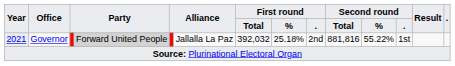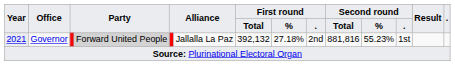(253, 40) 392,032 -> (253, 40) 392,132
(289, 40) 25.18% -> (289, 40) 27.18%
(379, 40) 55.22% -> (379, 40) 55.23%
